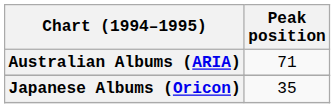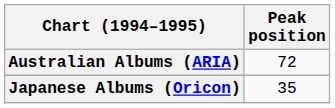(287, 63) 71 -> (287, 63) 72
